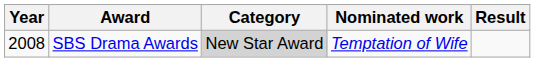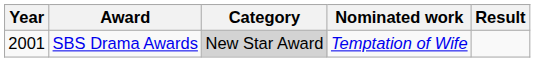(27, 43) 2008 -> (27, 43) 2001
